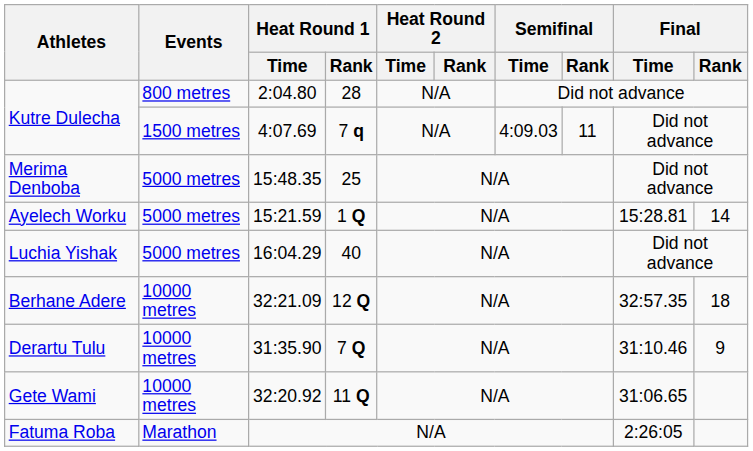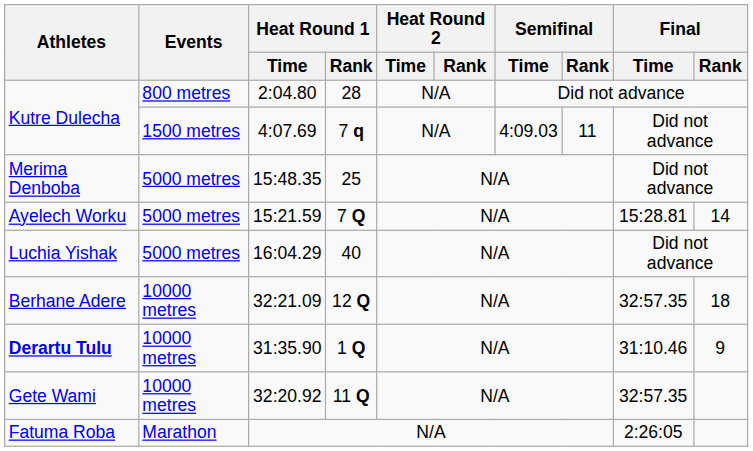(351, 216) 1 Q -> (351, 216) 7 Q
(57, 348) normal -> (60, 348) bold
(351, 348) 7 Q -> (351, 348) 1 Q
(653, 396) 31:06.65 -> (653, 396) 32:57.35
